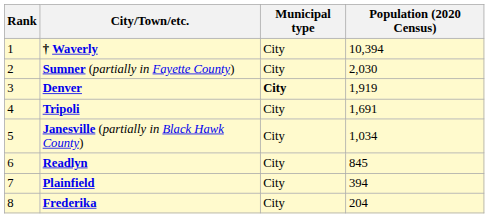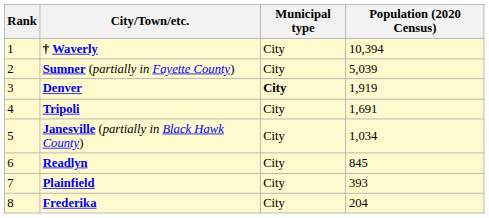(363, 68) 2,030 -> (363, 68) 5,039
(358, 183) 394 -> (358, 183) 393
